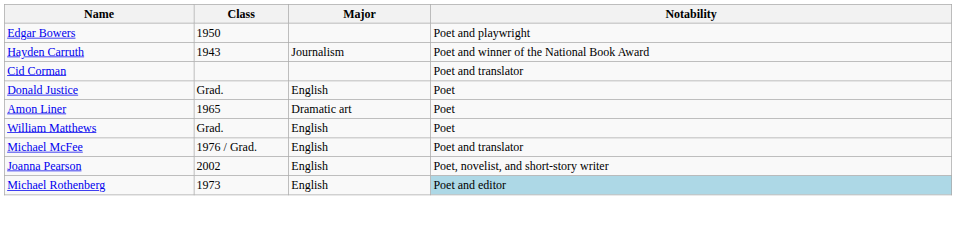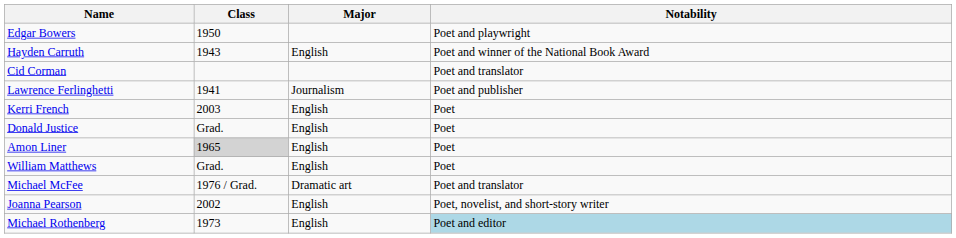(318, 52) Journalism -> (310, 52) English
+ row: (60, 90)
+ row: (38, 109)
(209, 109) no background -> (209, 147) lightgrey background
(321, 109) Dramatic art -> (310, 147) English
(310, 147) English -> (321, 185) Dramatic art
